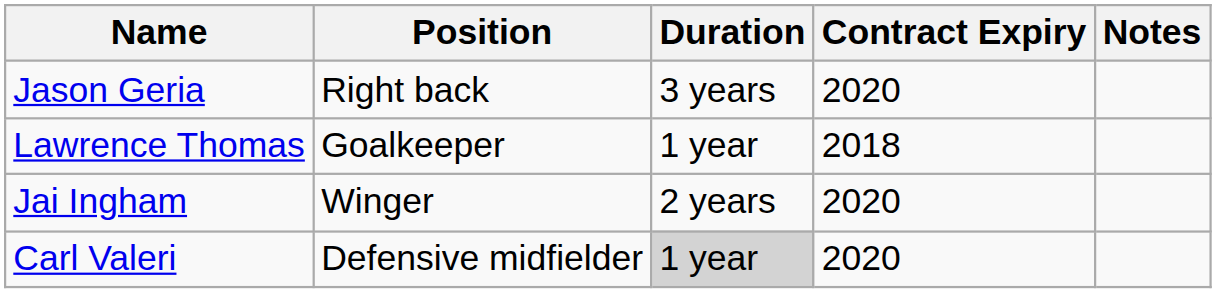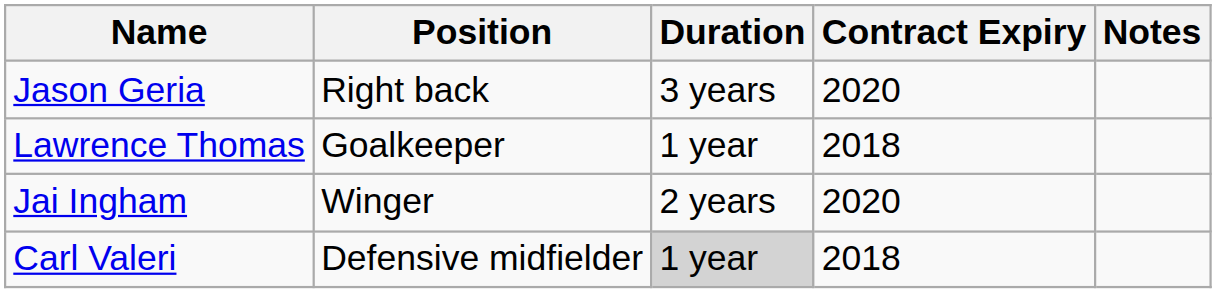(861, 257) 2020 -> (861, 257) 2018
